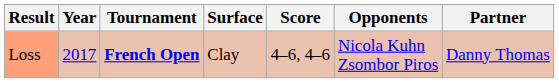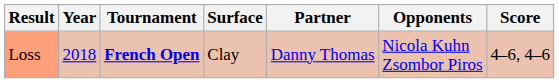columns swapped: (498, 17) <-> (300, 17)
(79, 54) 2017 -> (79, 54) 2018
